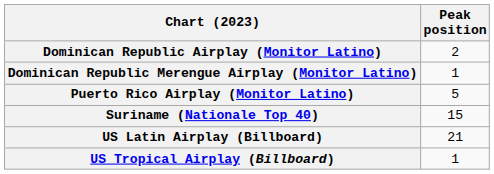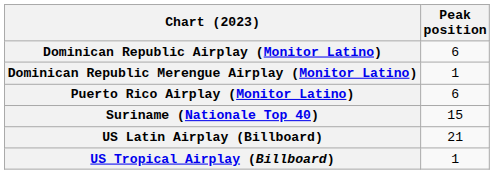(455, 52) 2 -> (455, 52) 6
(455, 95) 5 -> (455, 95) 6
